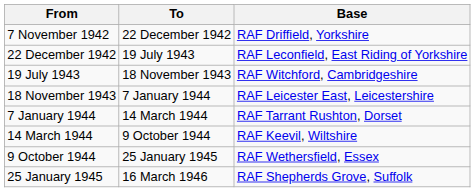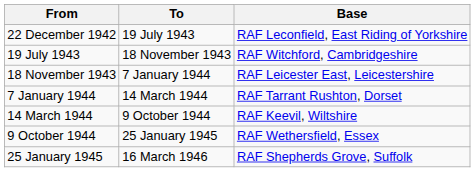- row: (58, 34)
